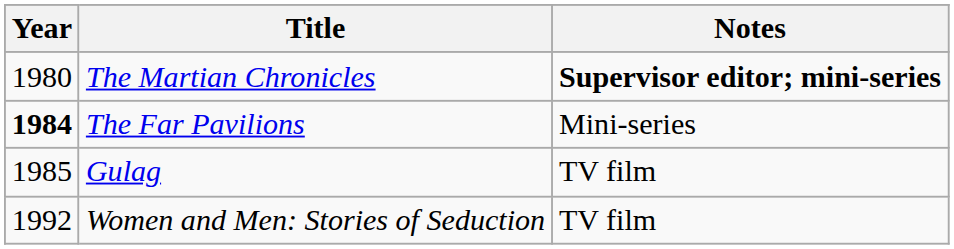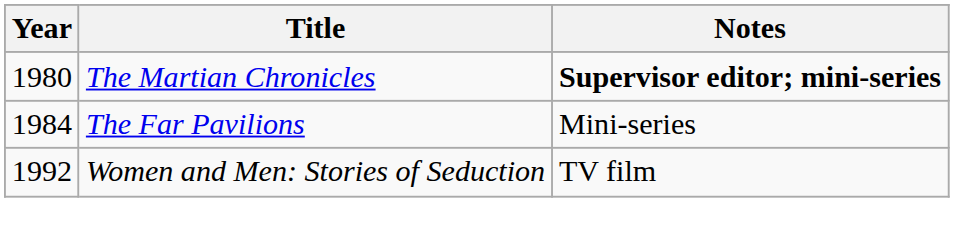(42, 123) bold -> (42, 123) normal
- row: (123, 171)
